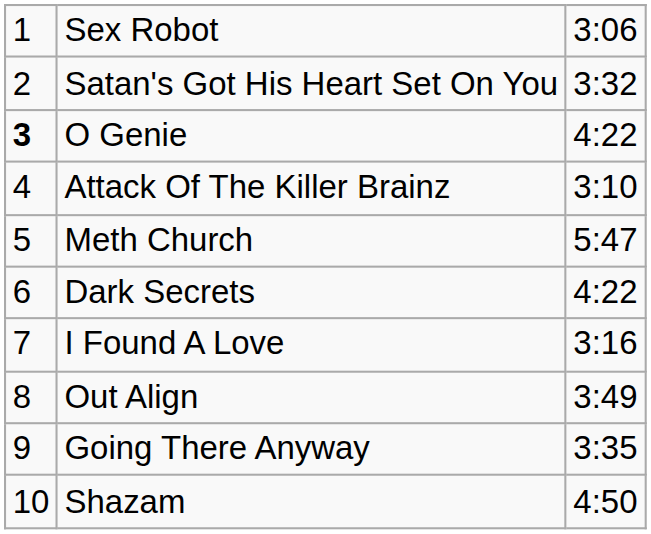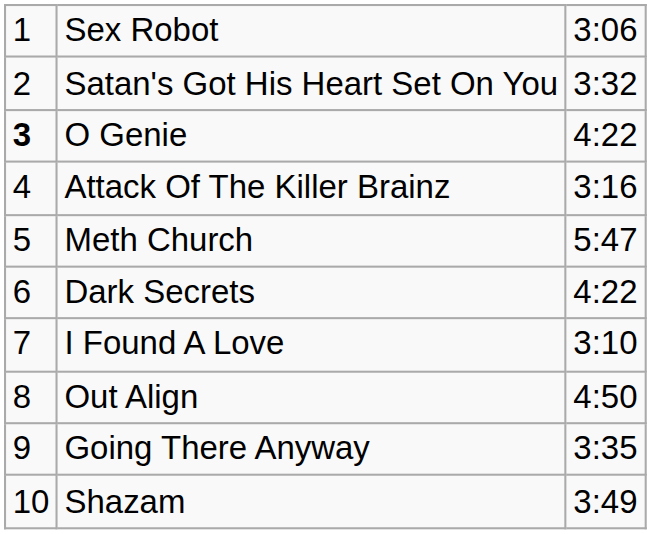(605, 187) 3:10 -> (605, 187) 3:16
(605, 344) 3:16 -> (605, 344) 3:10
(605, 396) 3:49 -> (605, 396) 4:50
(605, 501) 4:50 -> (605, 501) 3:49
